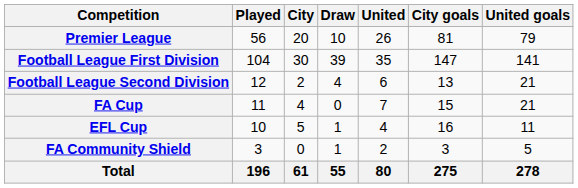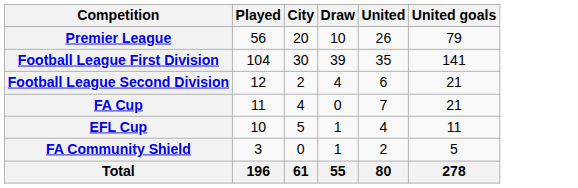- column: (445, 15)
